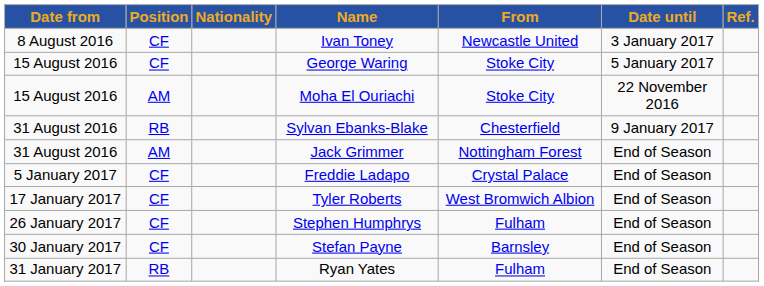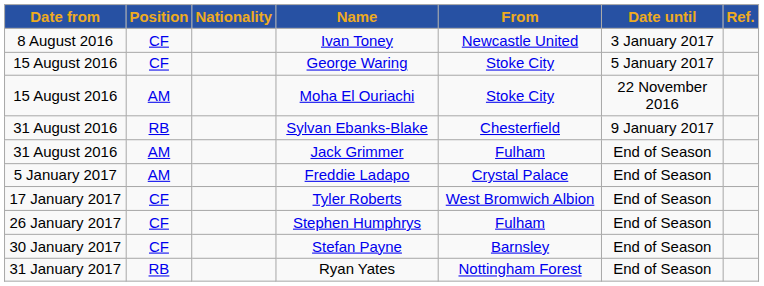(520, 152) Nottingham Forest -> (520, 152) Fulham
(159, 175) CF -> (159, 175) AM
(520, 270) Fulham -> (520, 270) Nottingham Forest
